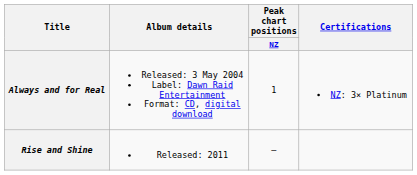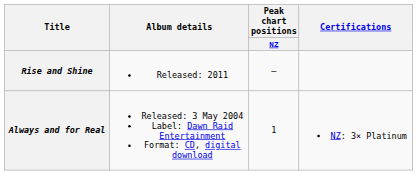rows swapped: (57, 90) <-> (57, 150)
